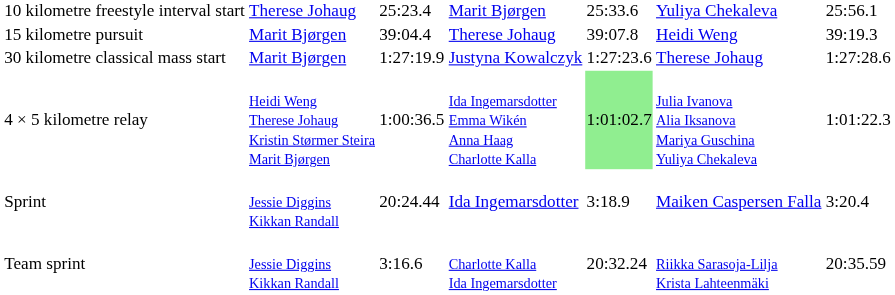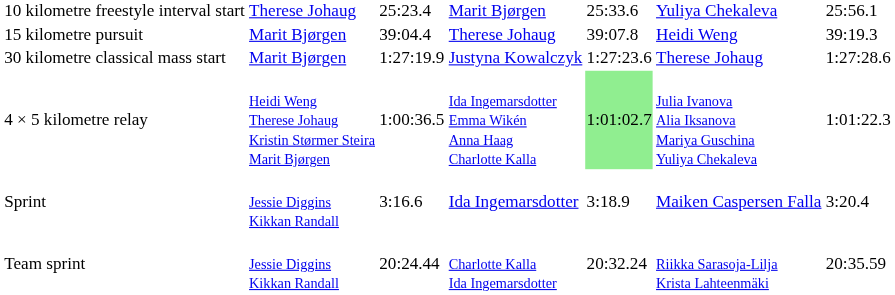(409, 201) 20:24.44 -> (401, 201) 3:16.6
(401, 263) 3:16.6 -> (409, 263) 20:24.44
